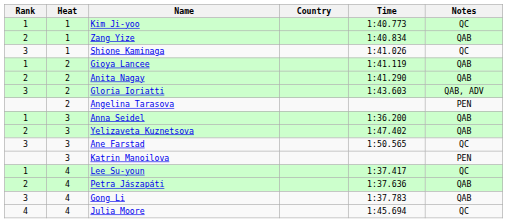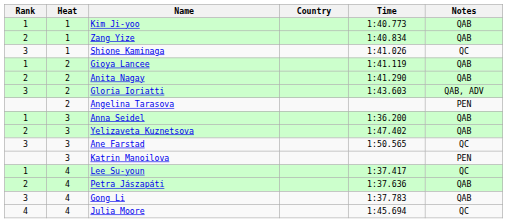(464, 24) QC -> (464, 24) QAB
